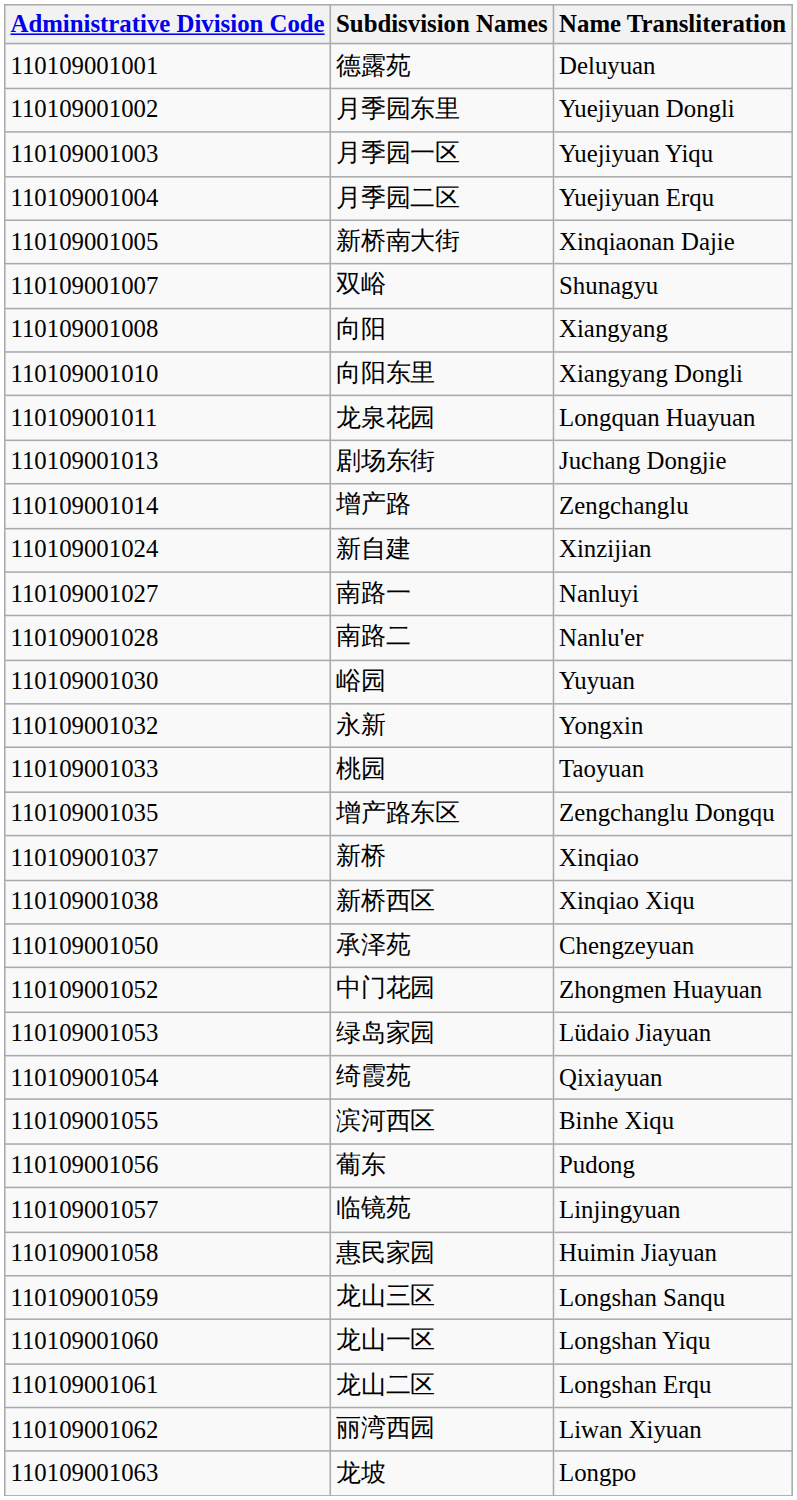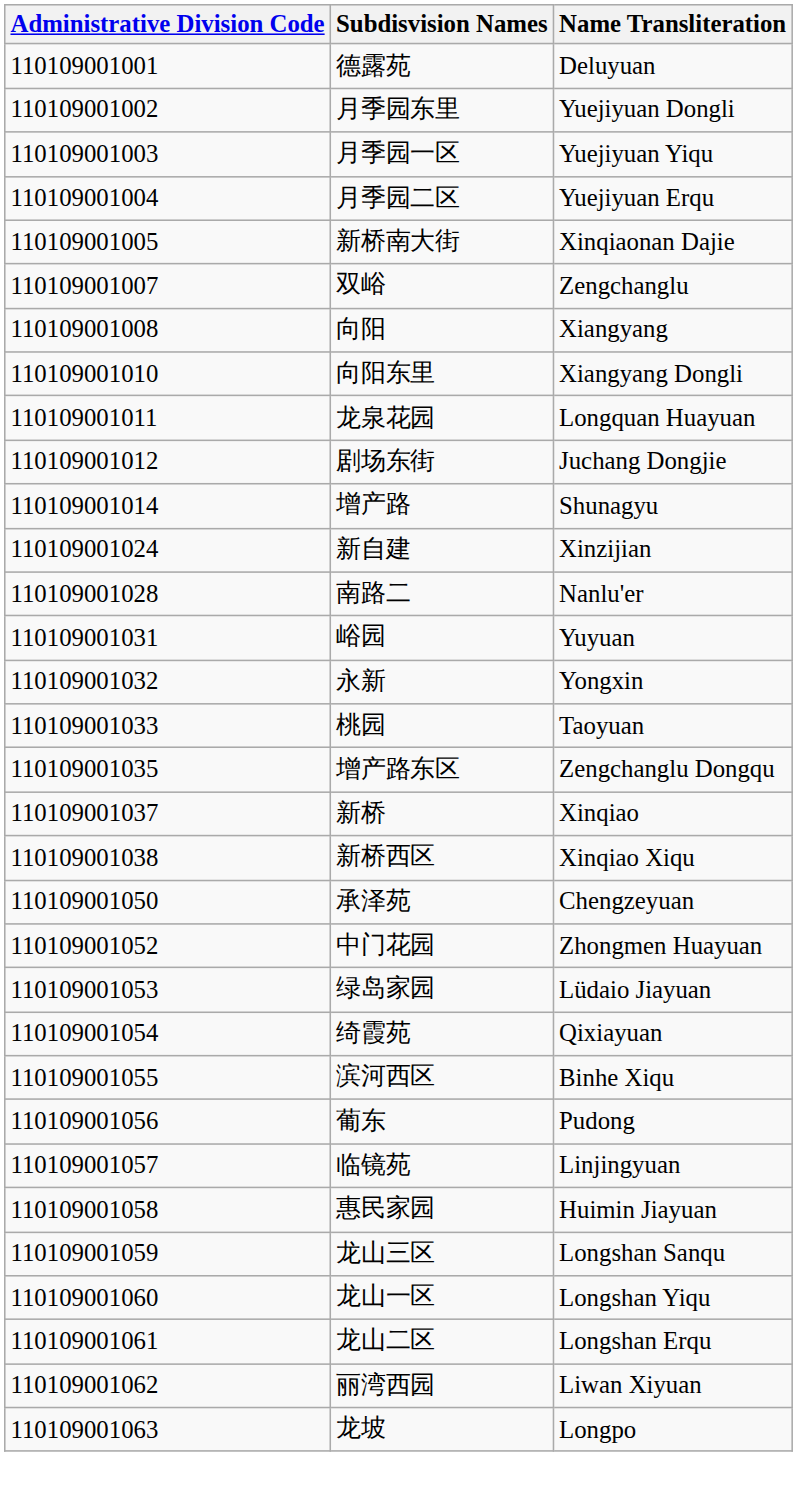(609, 285) Shunagyu -> (624, 285) Zengchanglu
(84, 461) 110109001013 -> (84, 461) 110109001012
(624, 505) Zengchanglu -> (609, 505) Shunagyu
- row: (373, 592)
(84, 681) 110109001030 -> (84, 637) 110109001031
